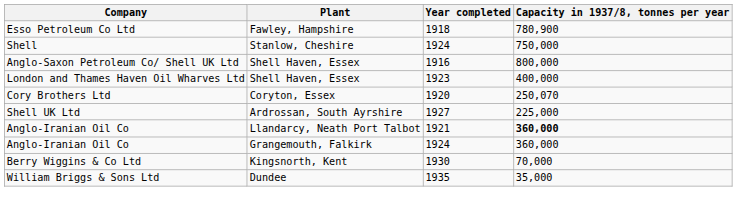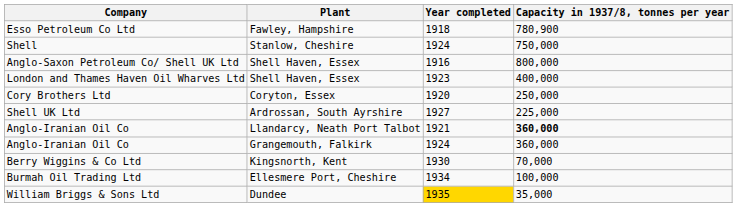(537, 95) 250,070 -> (537, 95) 250,000
+ row: (74, 178)
(438, 178) no background -> (438, 194) gold background
